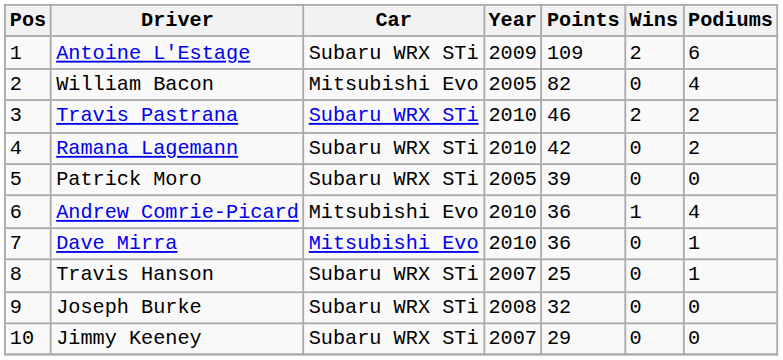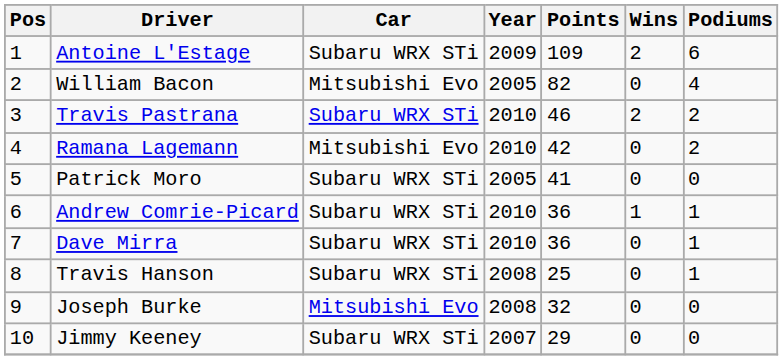(394, 148) Subaru WRX STi -> (394, 148) Mitsubishi Evo
(559, 180) 39 -> (559, 180) 41
(394, 212) Mitsubishi Evo -> (394, 212) Subaru WRX STi
(694, 212) 4 -> (694, 212) 1
(394, 244) Mitsubishi Evo -> (394, 244) Subaru WRX STi
(513, 276) 2007 -> (513, 276) 2008
(394, 308) Subaru WRX STi -> (394, 308) Mitsubishi Evo
